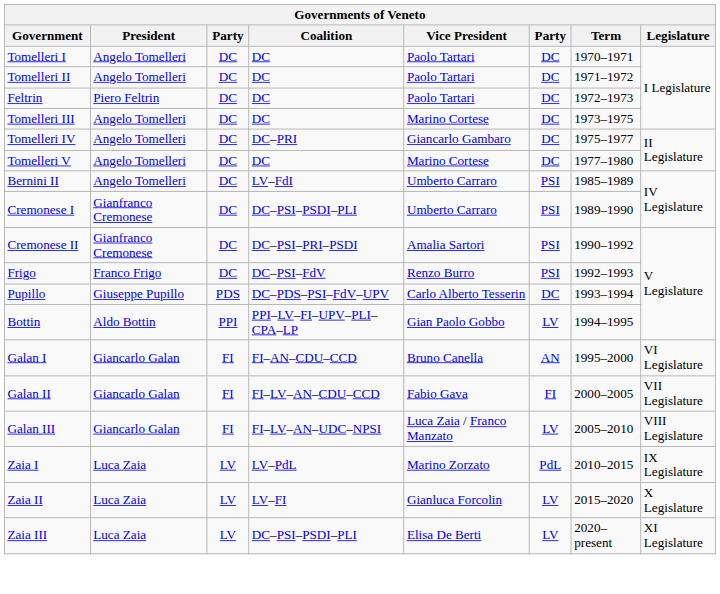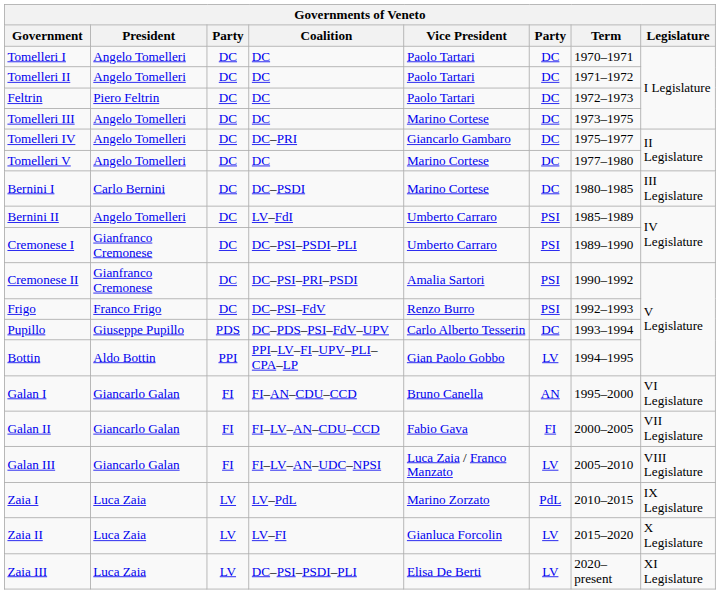+ row: (31, 188)
